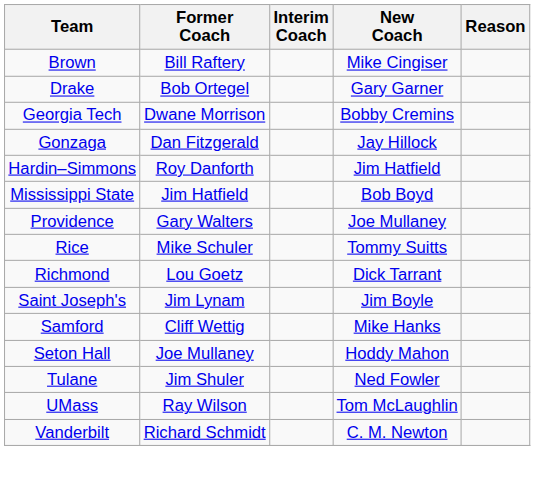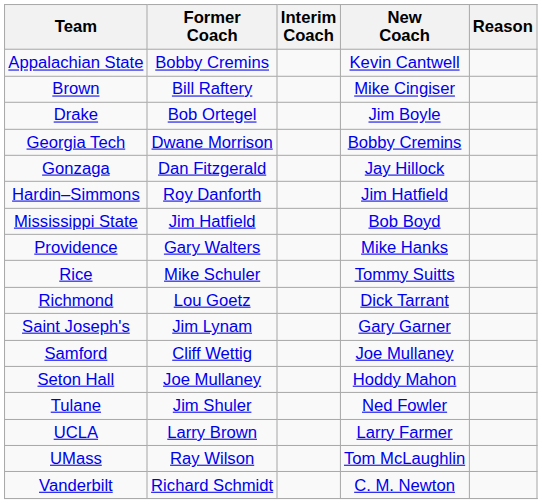+ row: (76, 62)
(397, 89) Gary Garner -> (405, 115) Jim Boyle
(397, 221) Joe Mullaney -> (405, 247) Mike Hanks
(397, 300) Jim Boyle -> (405, 326) Gary Garner
(397, 326) Mike Hanks -> (405, 353) Joe Mullaney
+ row: (76, 432)
